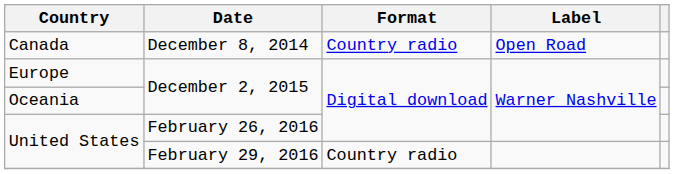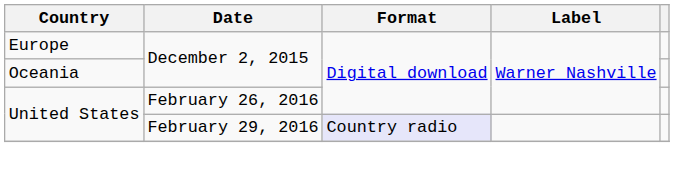- row: (39, 46)
(392, 155) no background -> (392, 128) lavender background
